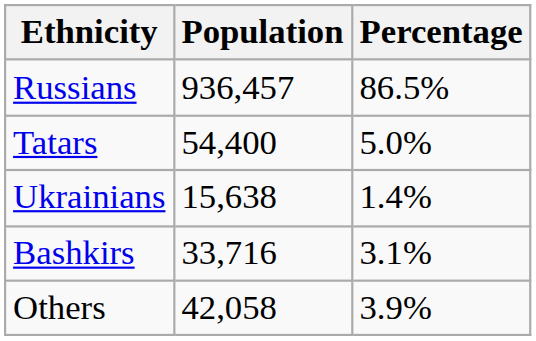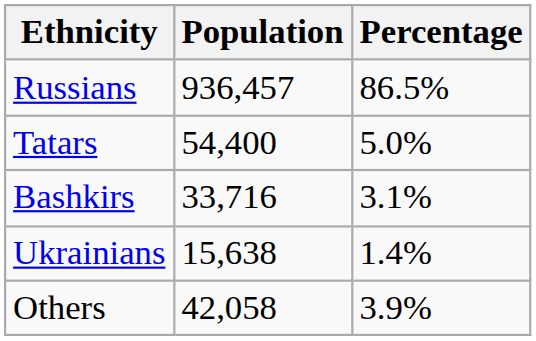rows swapped: (74, 252) <-> (89, 197)
